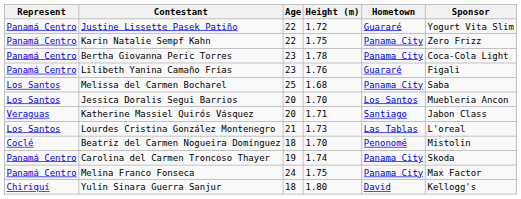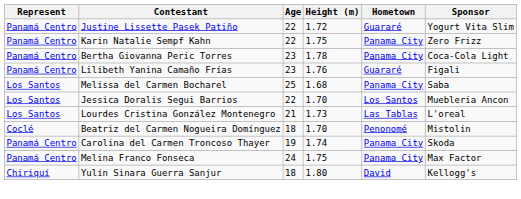(290, 99) 20 -> (290, 99) 22
- row: (167, 114)
